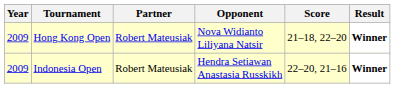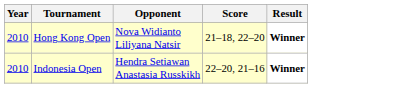- column: (154, 13)
(18, 37) 2009 -> (18, 37) 2010
(18, 68) 2009 -> (18, 68) 2010
